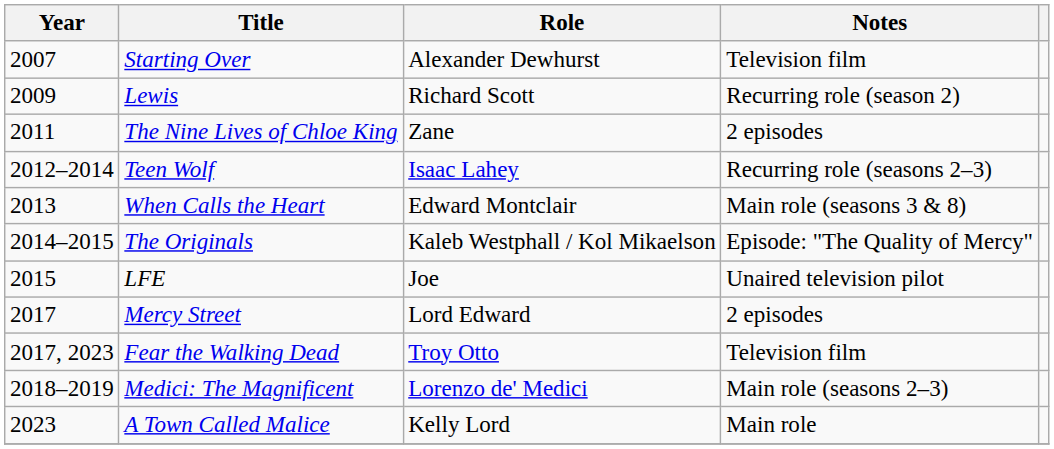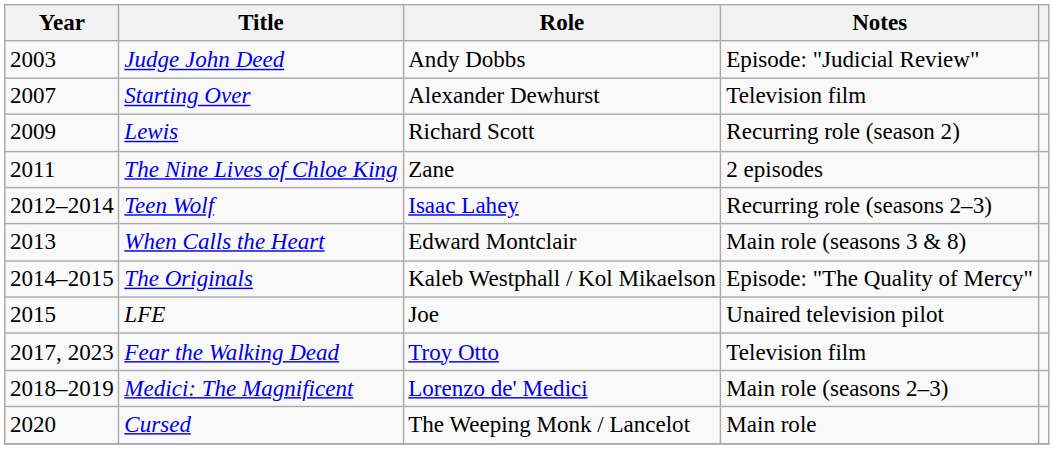+ row: (204, 59)
- row: (183, 315)
+ row: (158, 424)
- row: (227, 424)
